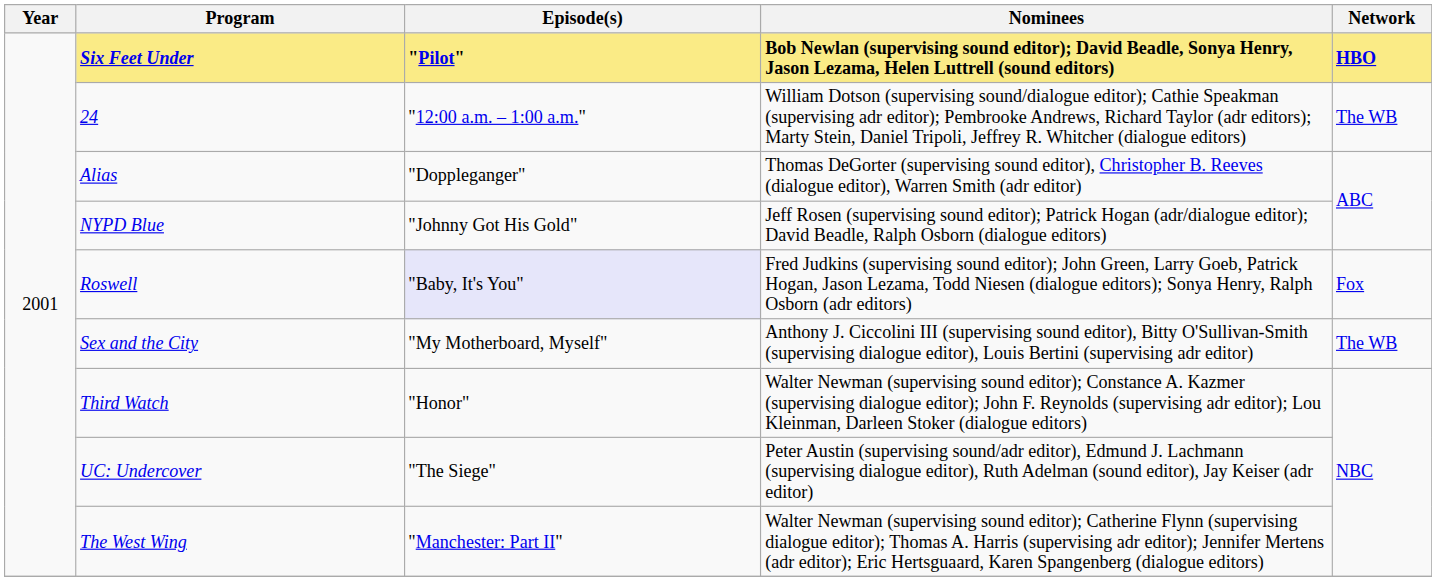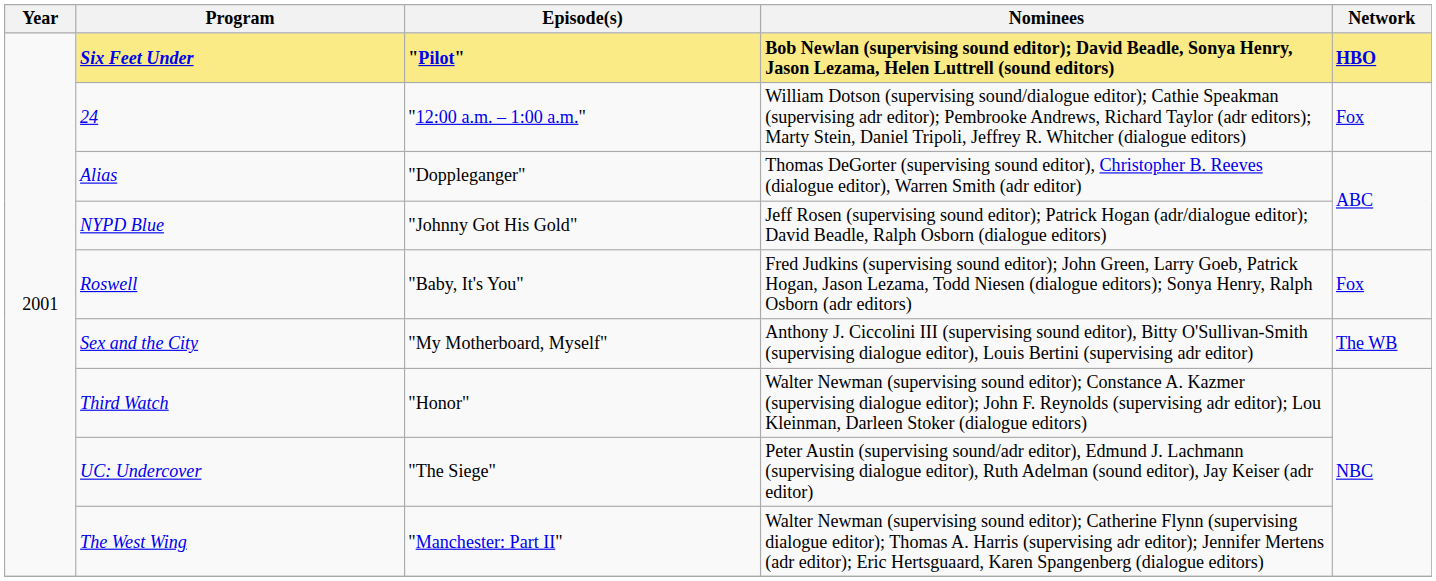(1367, 116) The WB -> (1350, 116) Fox
(466, 284) lavender background -> (466, 284) no background
